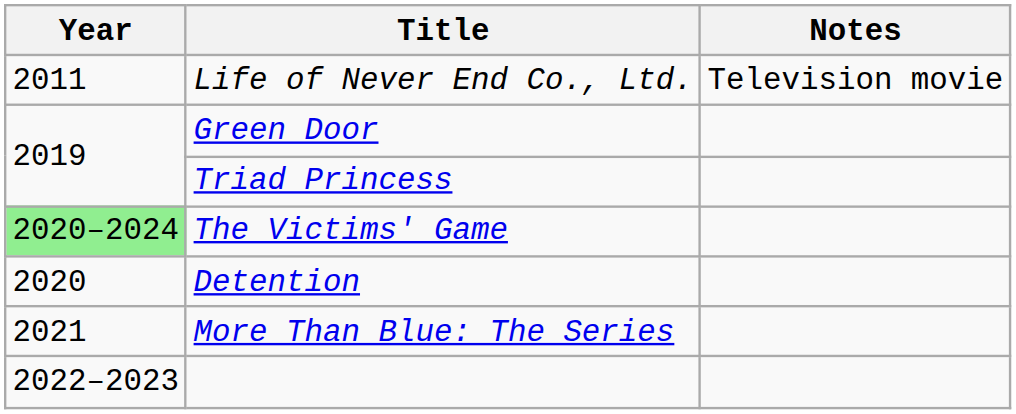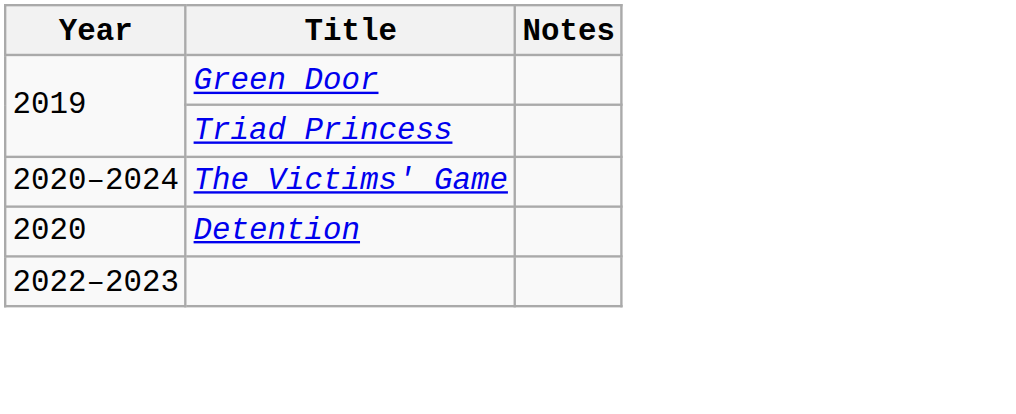- row: (443, 81)
(96, 231) lightgreen background -> (96, 181) no background
- row: (434, 332)
